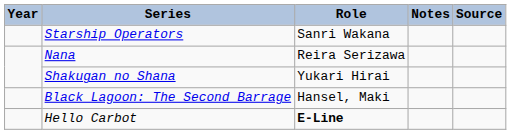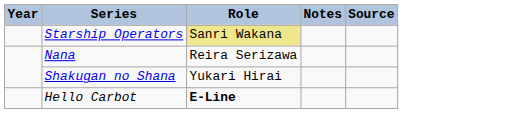(344, 36) no background -> (236, 36) khaki background
- row: (168, 98)
